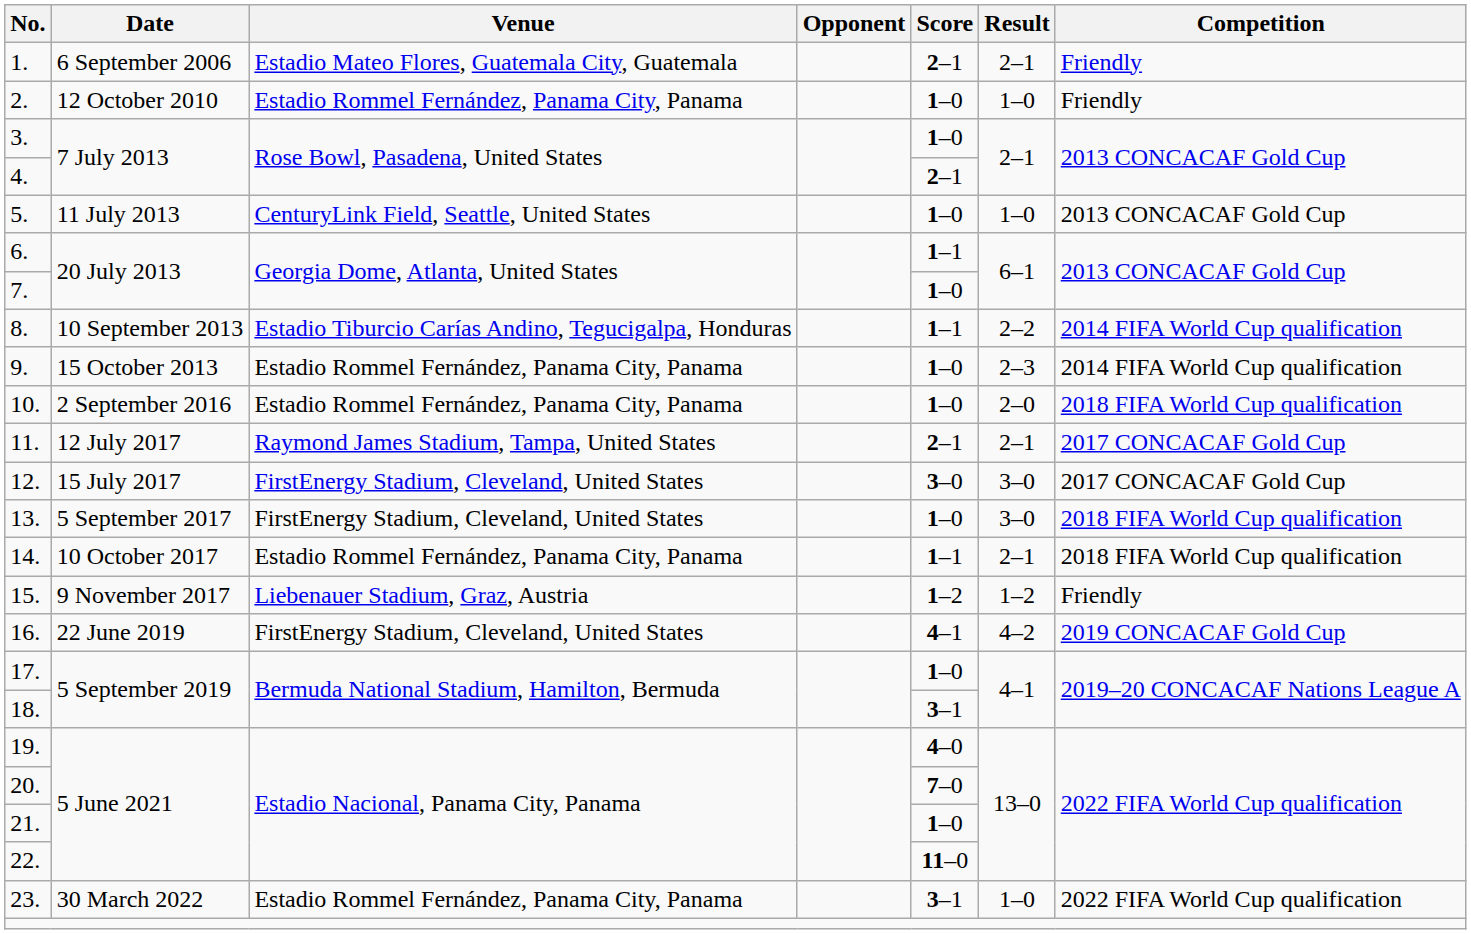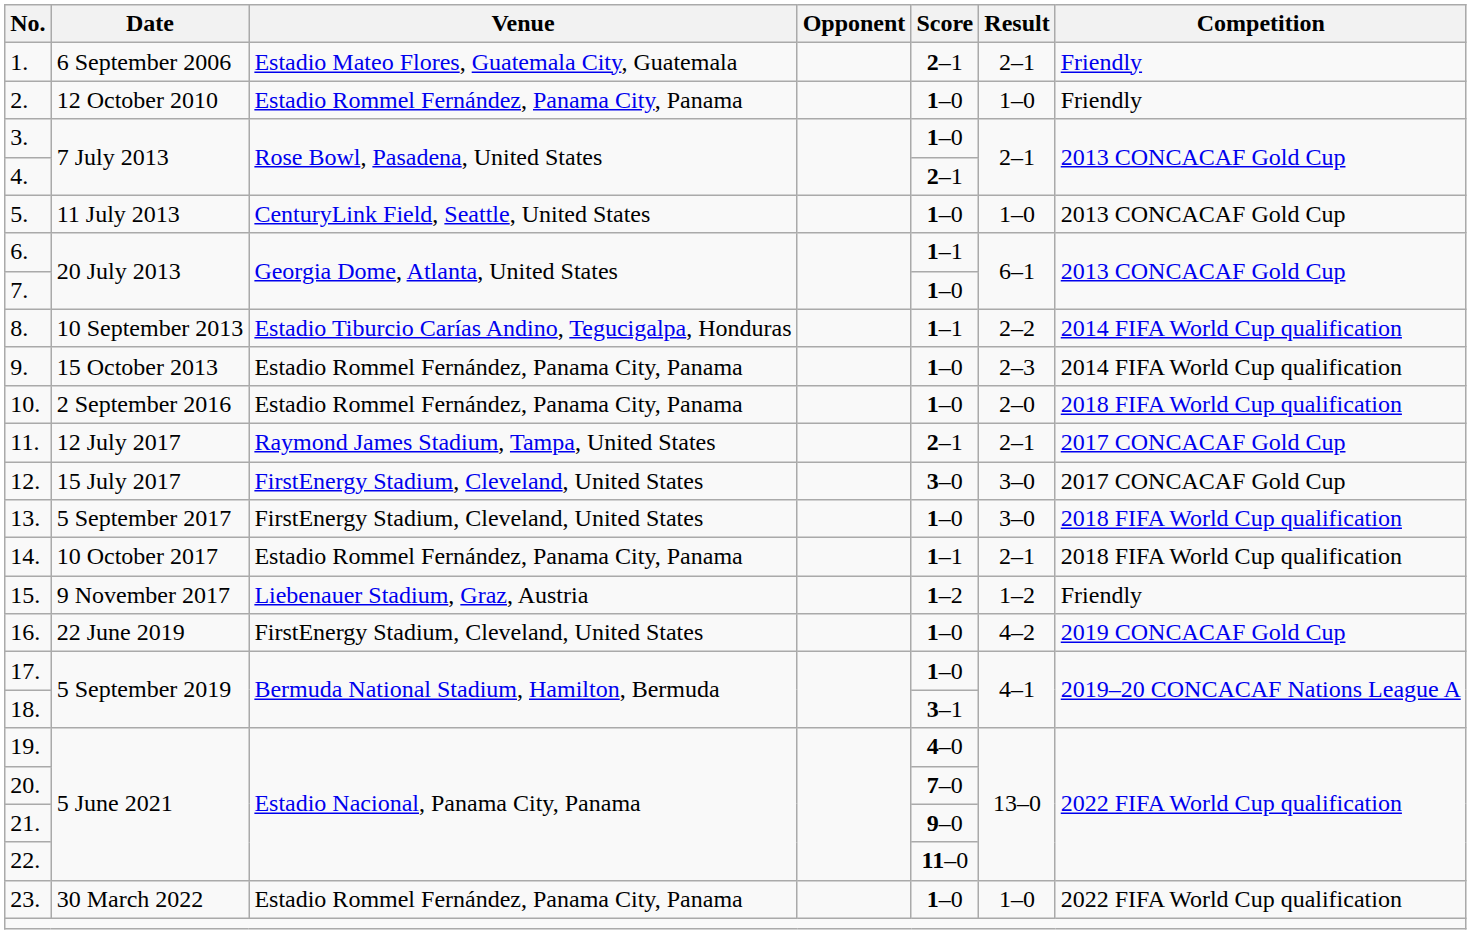(945, 632) 4–1 -> (945, 632) 1–0
(945, 822) 1–0 -> (945, 822) 9–0
(945, 898) 3–1 -> (945, 898) 1–0
